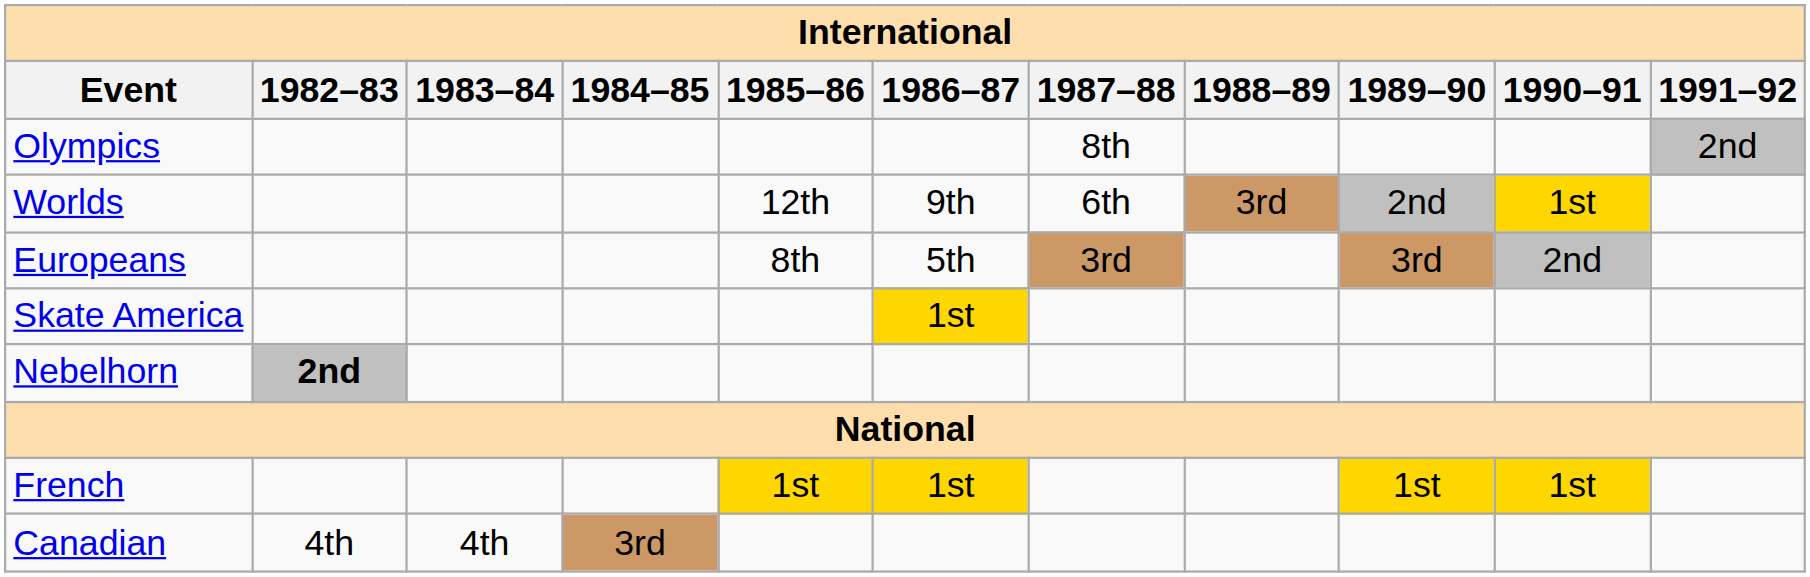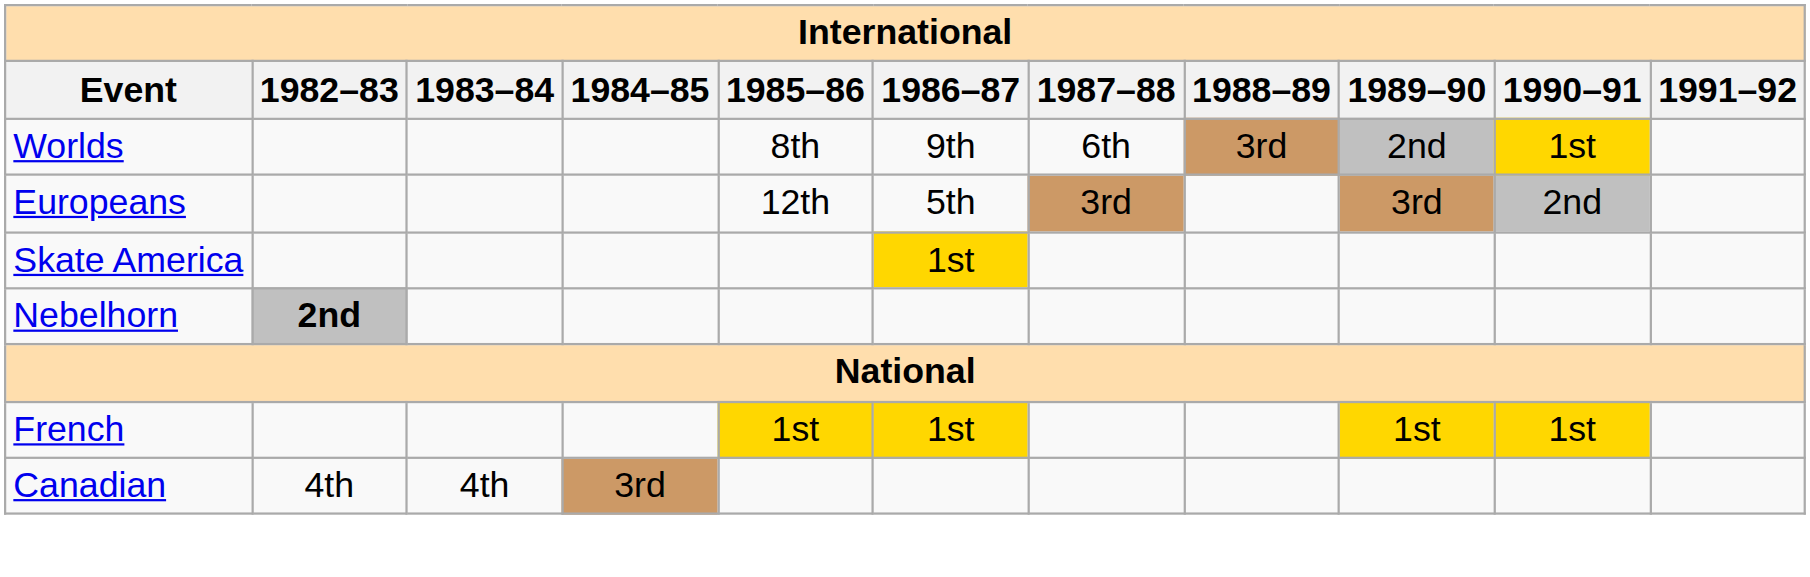- row: (87, 145)
(795, 202) 12th -> (795, 145) 8th
(795, 259) 8th -> (795, 202) 12th
